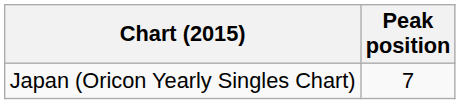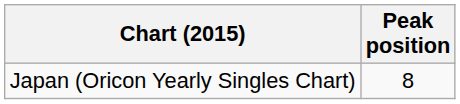(408, 80) 7 -> (408, 80) 8
